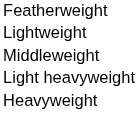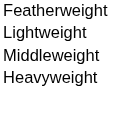- row: (69, 78)
